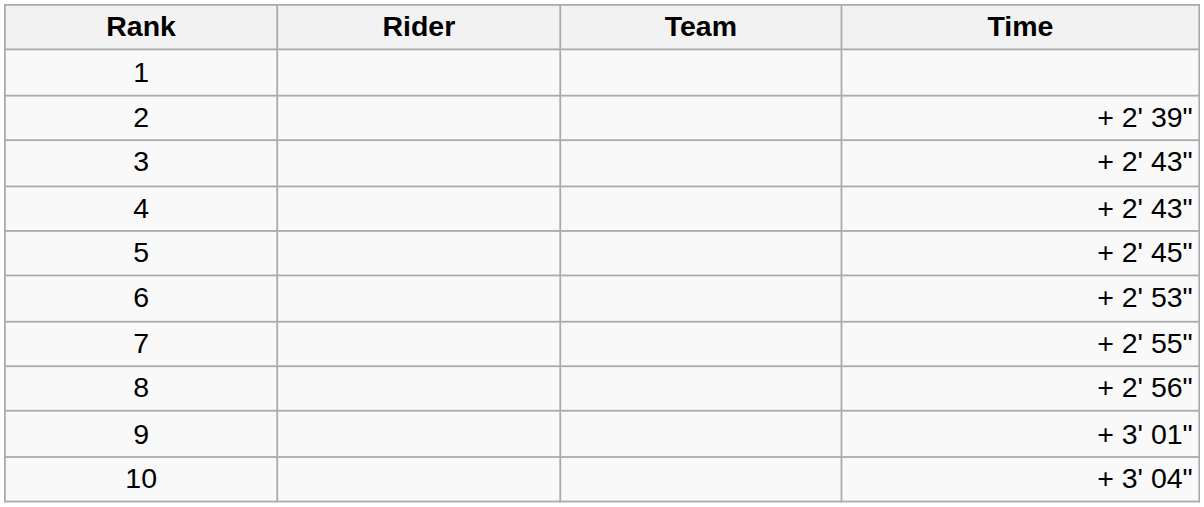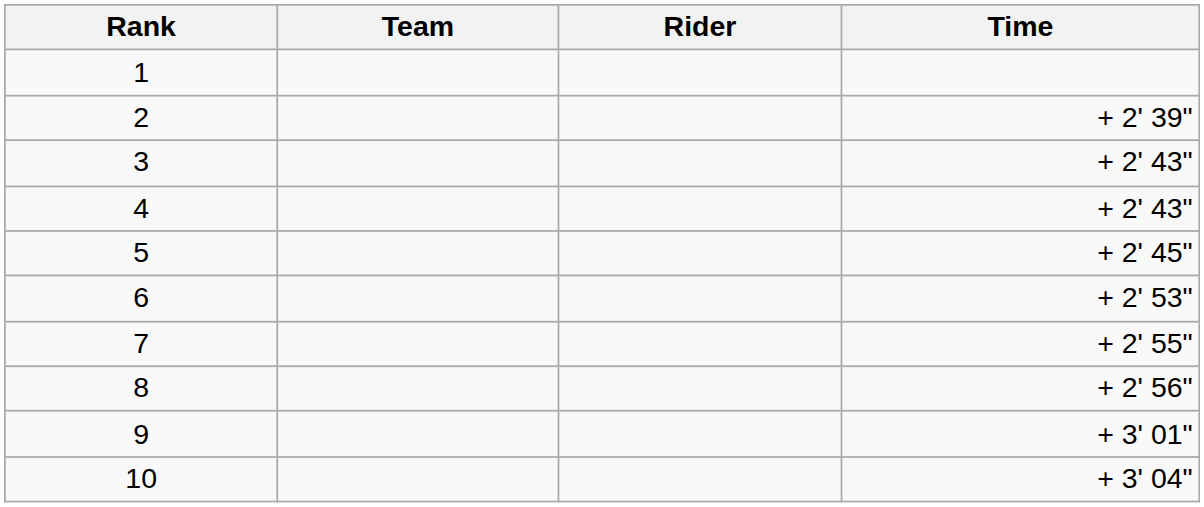columns swapped: (419, 27) <-> (701, 27)
